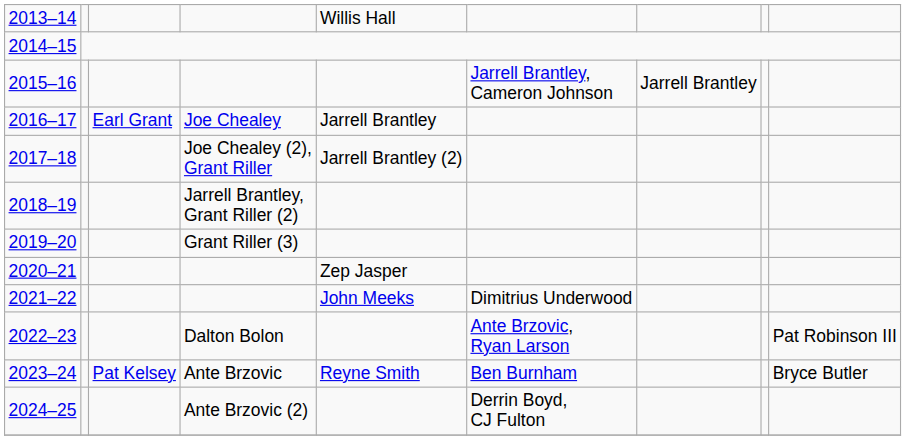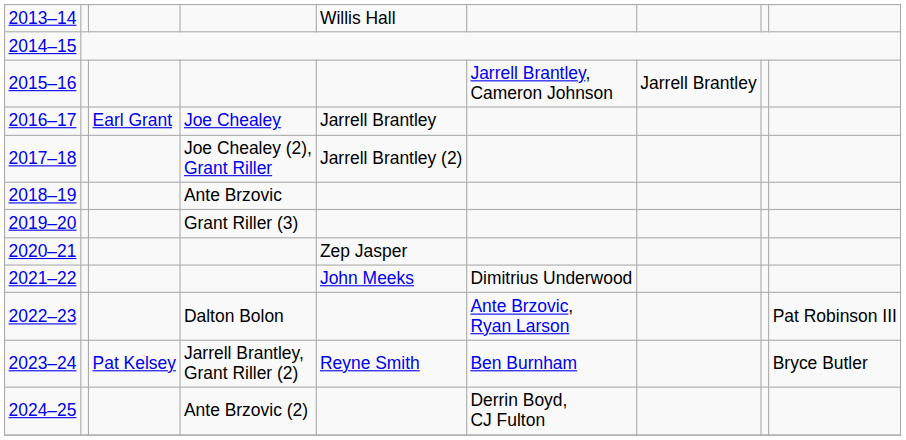(244, 205) Jarrell Brantley, Grant Riller (2) -> (233, 195) Ante Brzovic
(233, 373) Ante Brzovic -> (244, 363) Jarrell Brantley, Grant Riller (2)
